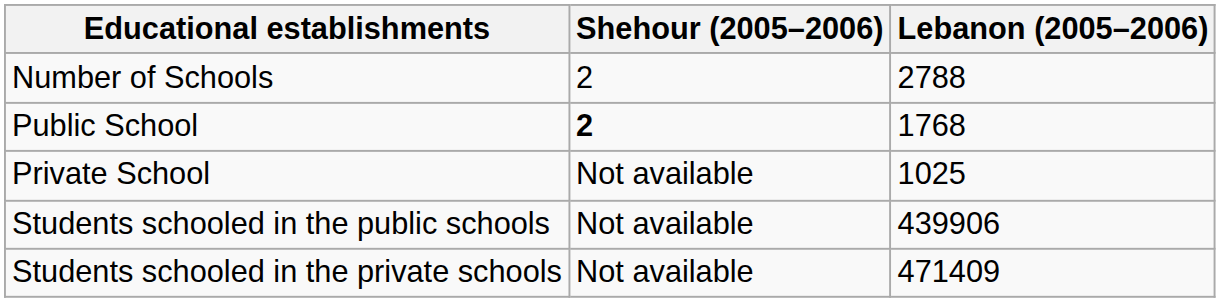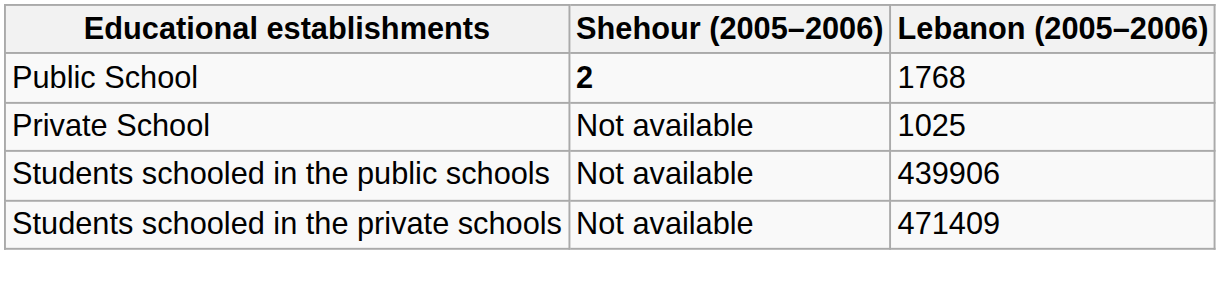- row: (143, 77)
